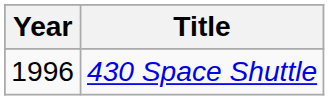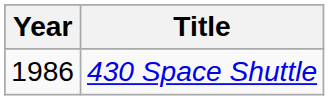(43, 71) 1996 -> (43, 71) 1986
